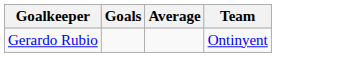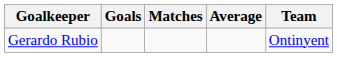+ column: (176, 16)
